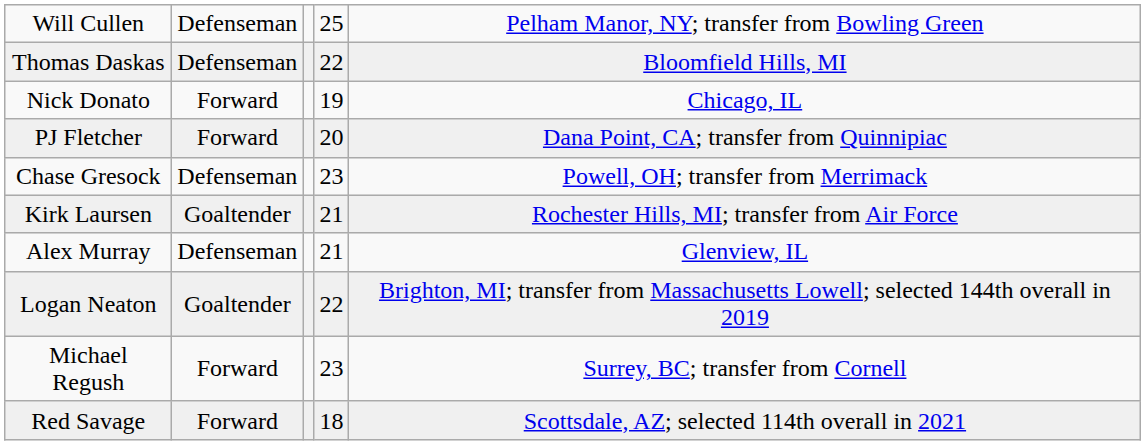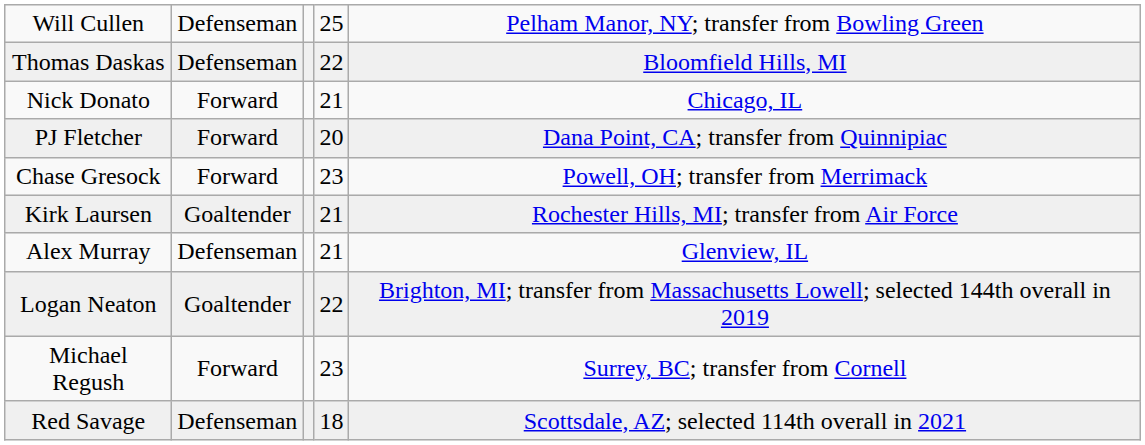(331, 99) 19 -> (331, 99) 21
(237, 175) Defenseman -> (237, 175) Forward
(237, 420) Forward -> (237, 420) Defenseman
